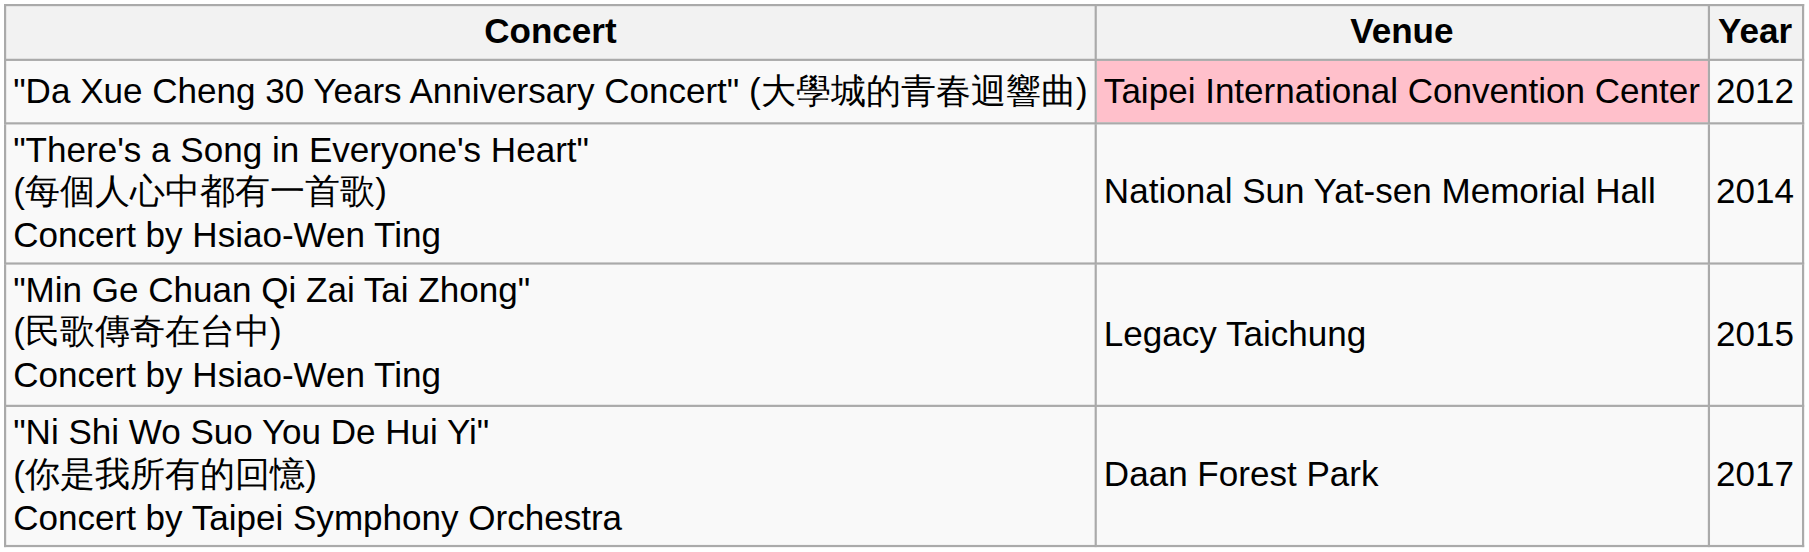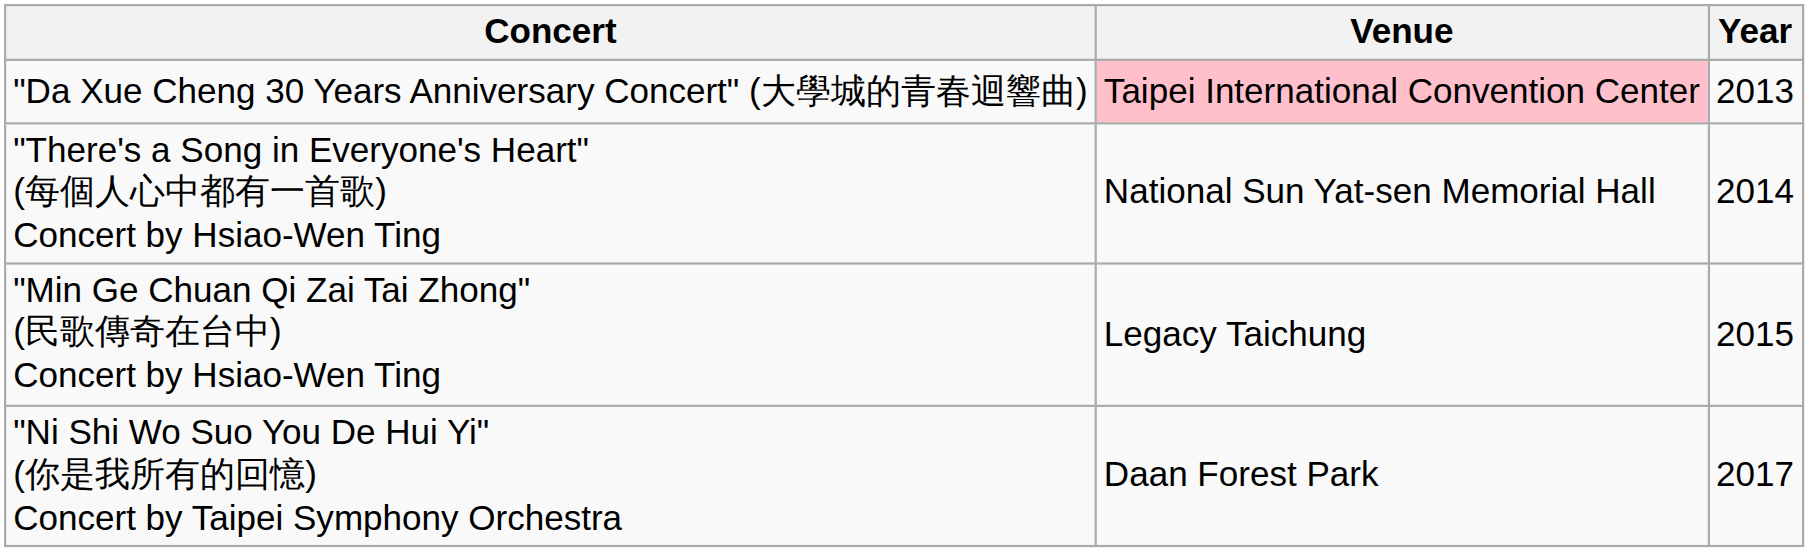(1755, 91) 2012 -> (1755, 91) 2013
